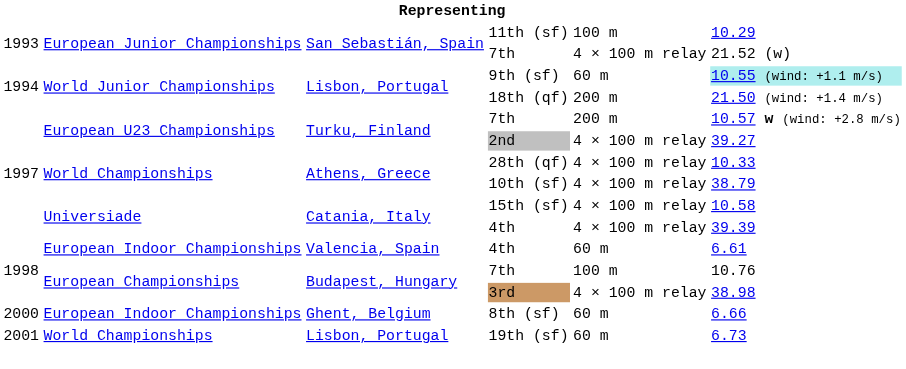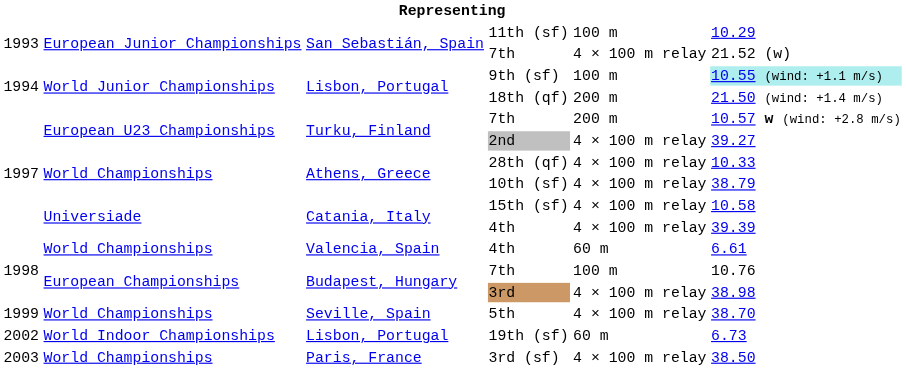(591, 76) 60 m -> (595, 76) 100 m
(173, 249) European Indoor Championships -> (128, 249) World Championships
+ row: (368, 314)
- row: (368, 314)
(21, 336) 2001 -> (21, 336) 2002
(128, 336) World Championships -> (159, 336) World Indoor Championships
+ row: (364, 358)
